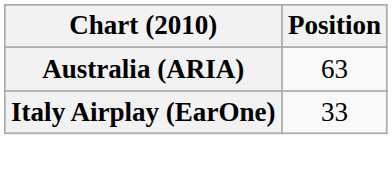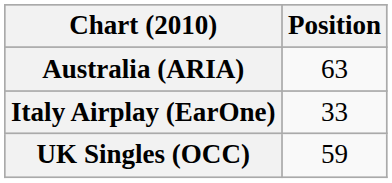+ row: (143, 154)
